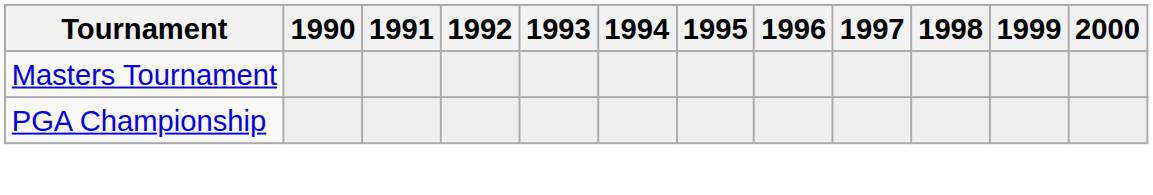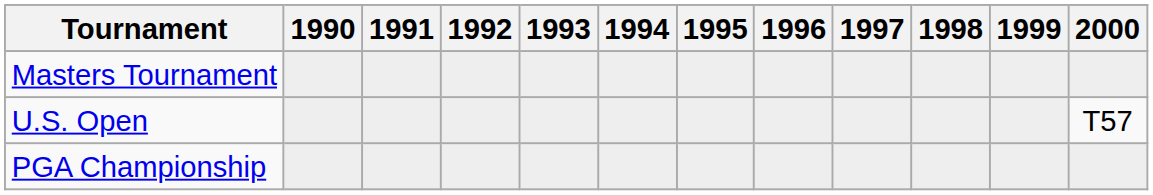+ row: (80, 121)
